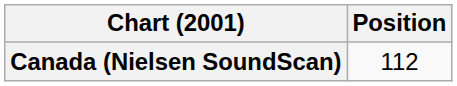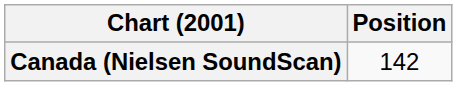(399, 61) 112 -> (399, 61) 142
